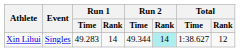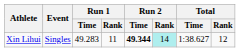(113, 40) 14 -> (113, 40) 11
(139, 40) normal -> (139, 40) bold
